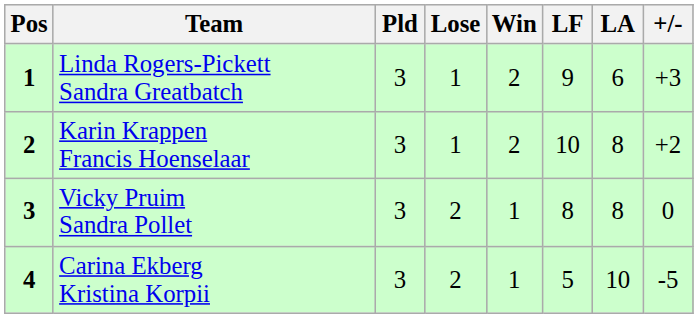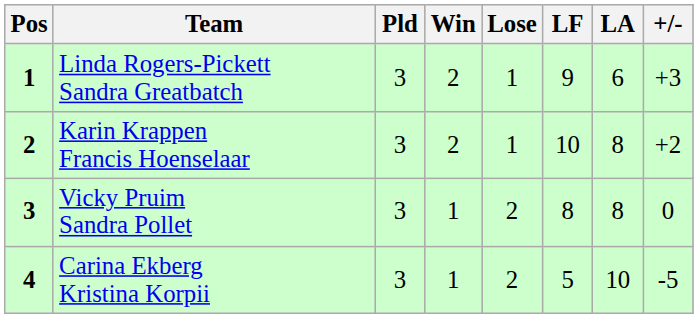columns swapped: (514, 24) <-> (456, 24)
